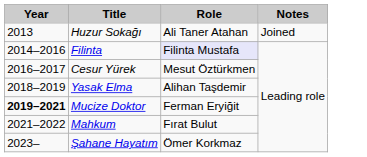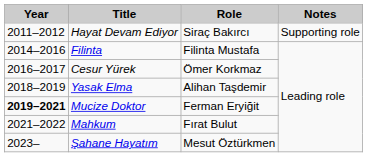+ row: (124, 32)
- row: (106, 32)
(201, 51) lavender background -> (221, 51) no background
(209, 69) Mesut Öztürkmen -> (223, 69) Ömer Korkmaz
(202, 143) Ömer Korkmaz -> (229, 143) Mesut Öztürkmen
